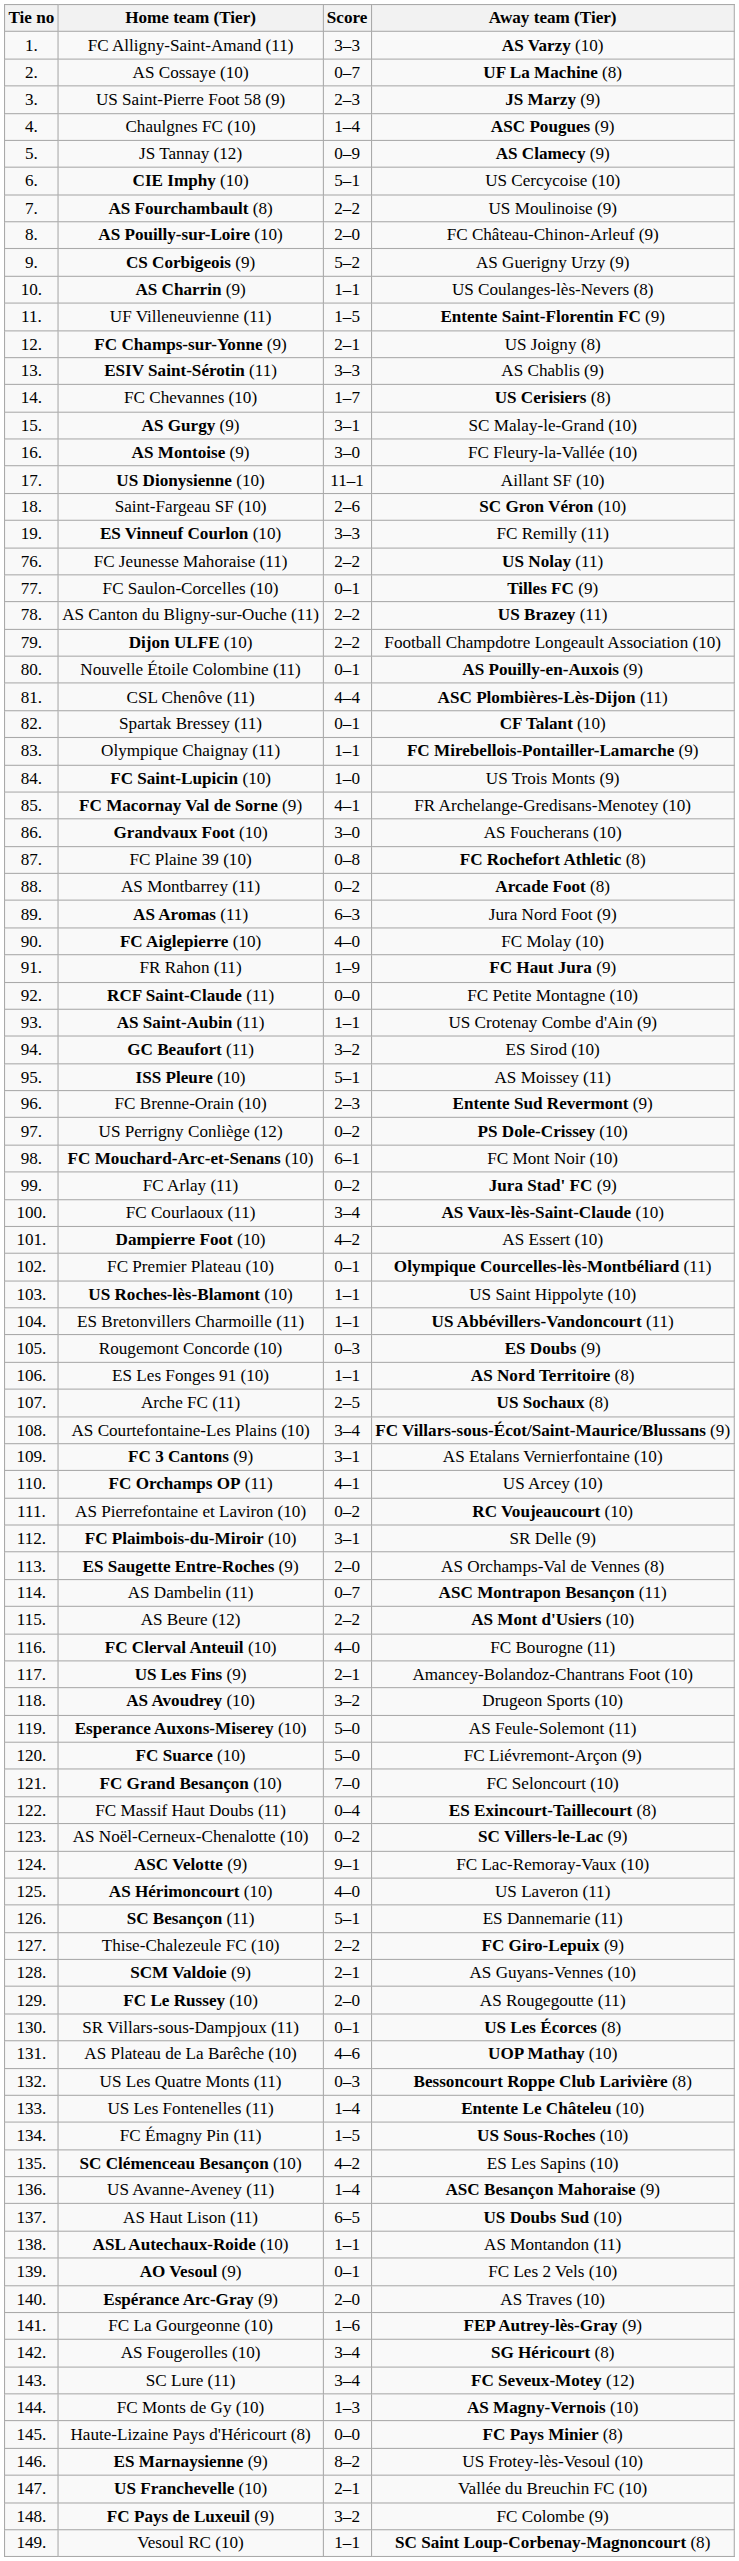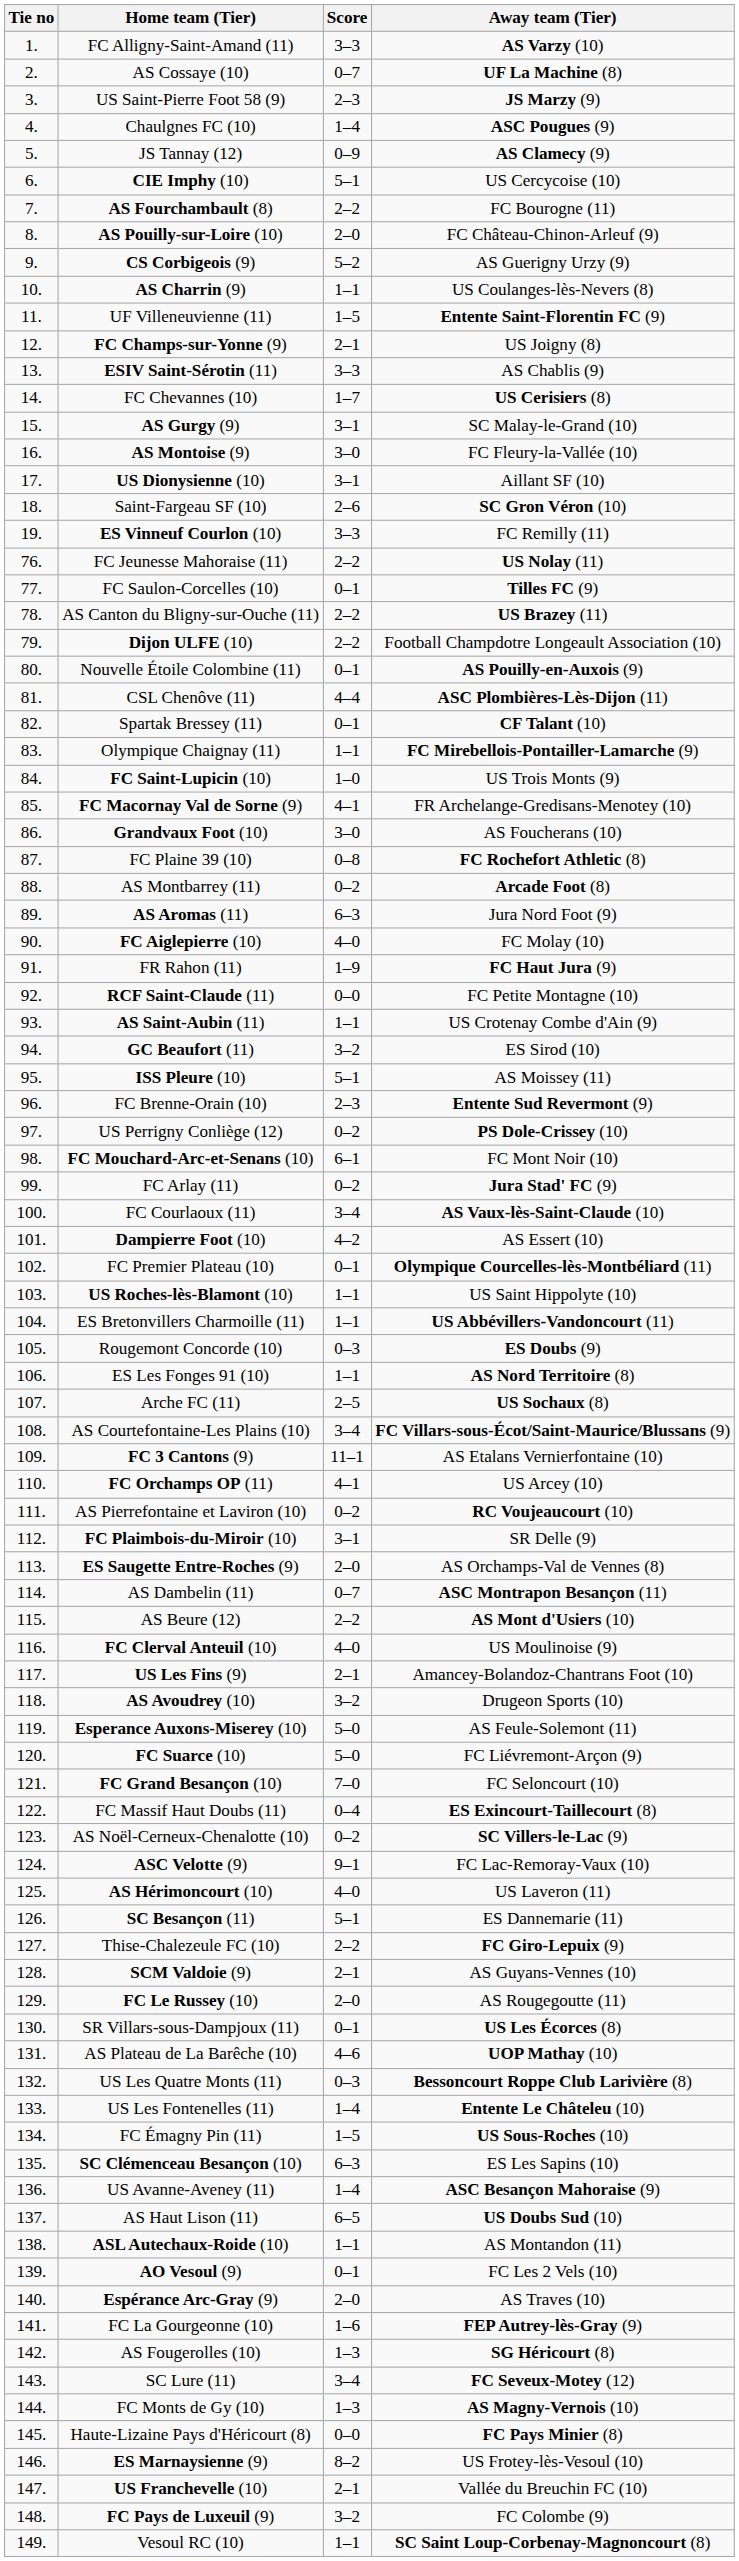(553, 208) US Moulinoise (9) -> (553, 208) FC Bourogne (11)
(347, 479) 11–1 -> (347, 479) 3–1
(347, 1457) 3–1 -> (347, 1457) 11–1
(553, 1647) FC Bourogne (11) -> (553, 1647) US Moulinoise (9)
(347, 2163) 4–2 -> (347, 2163) 6–3
(347, 2353) 3–4 -> (347, 2353) 1–3
